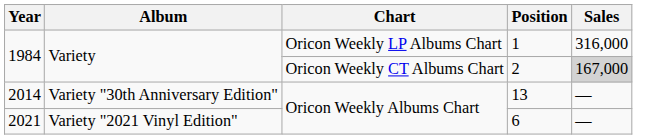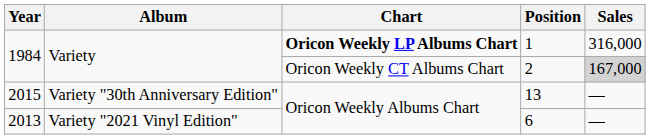(394, 43) normal -> (401, 43) bold
(25, 95) 2014 -> (25, 95) 2015
(25, 120) 2021 -> (25, 120) 2013
